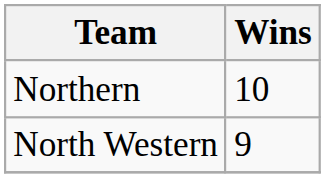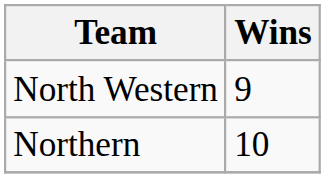rows swapped: (77, 88) <-> (116, 144)
